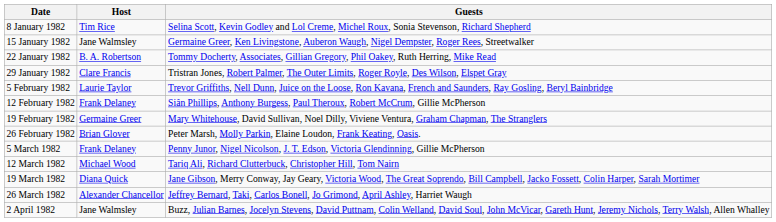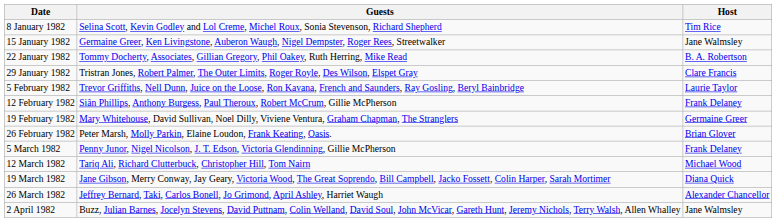columns swapped: (121, 12) <-> (469, 12)
